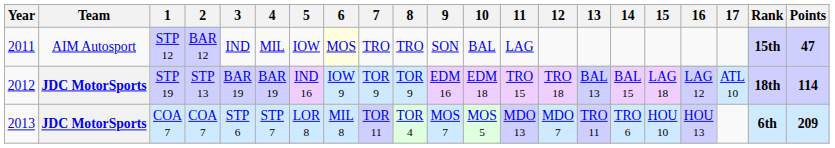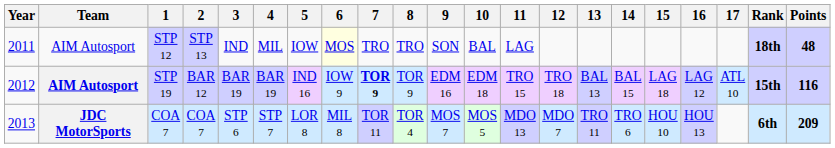(203, 46) BAR 12 -> (201, 46) STP 13
(767, 46) 15th -> (768, 46) 18th
(808, 46) 47 -> (808, 46) 48
(94, 85) JDC MotorSports -> (93, 85) AIM Autosport
(203, 85) STP 13 -> (201, 85) BAR 12
(376, 85) normal -> (375, 85) bold
(767, 85) 18th -> (768, 85) 15th
(808, 85) 114 -> (808, 85) 116
